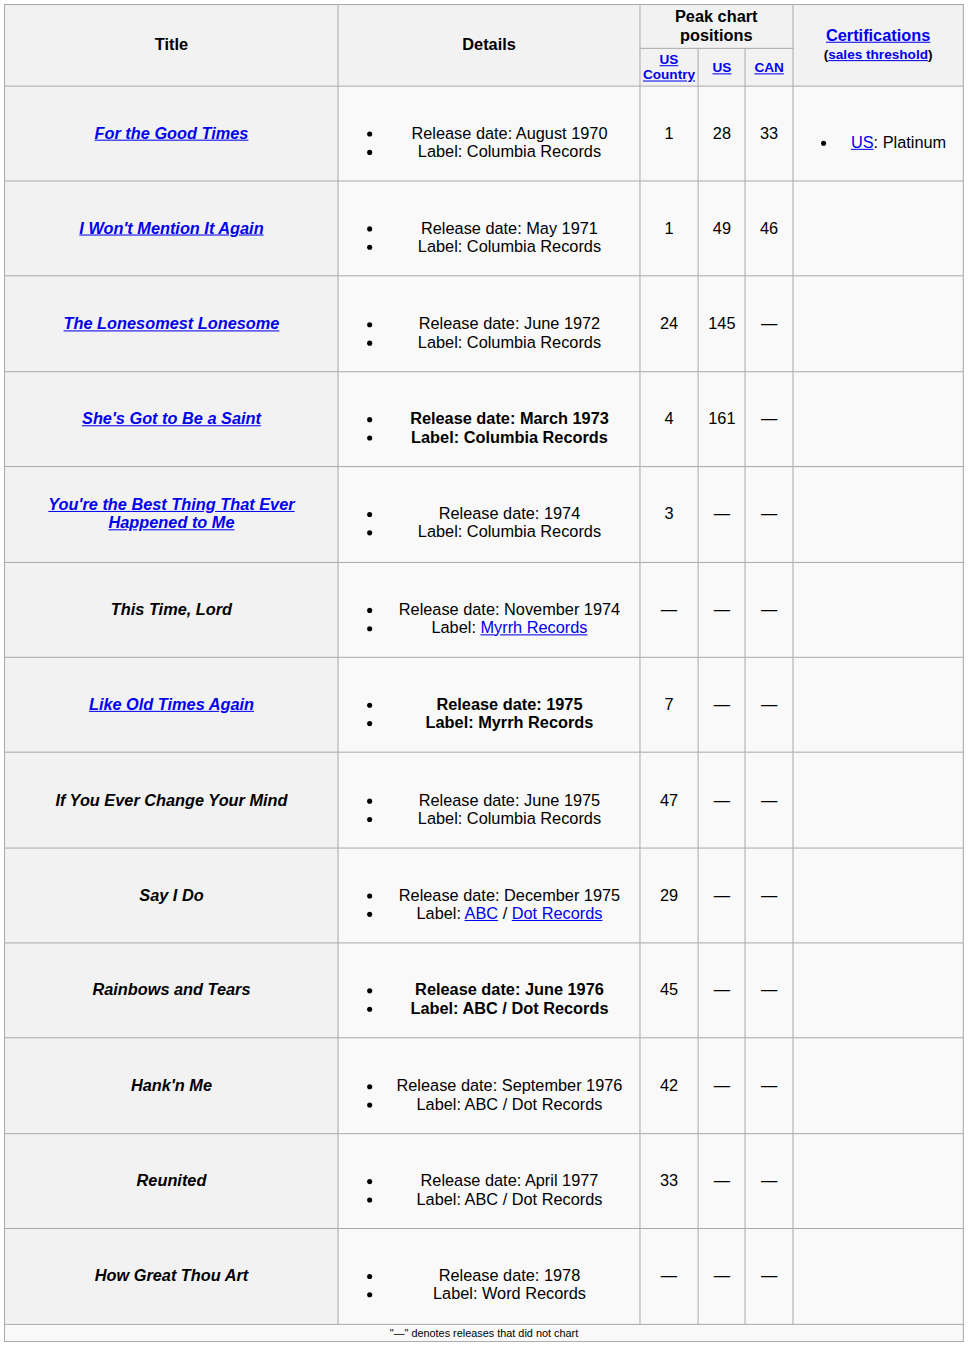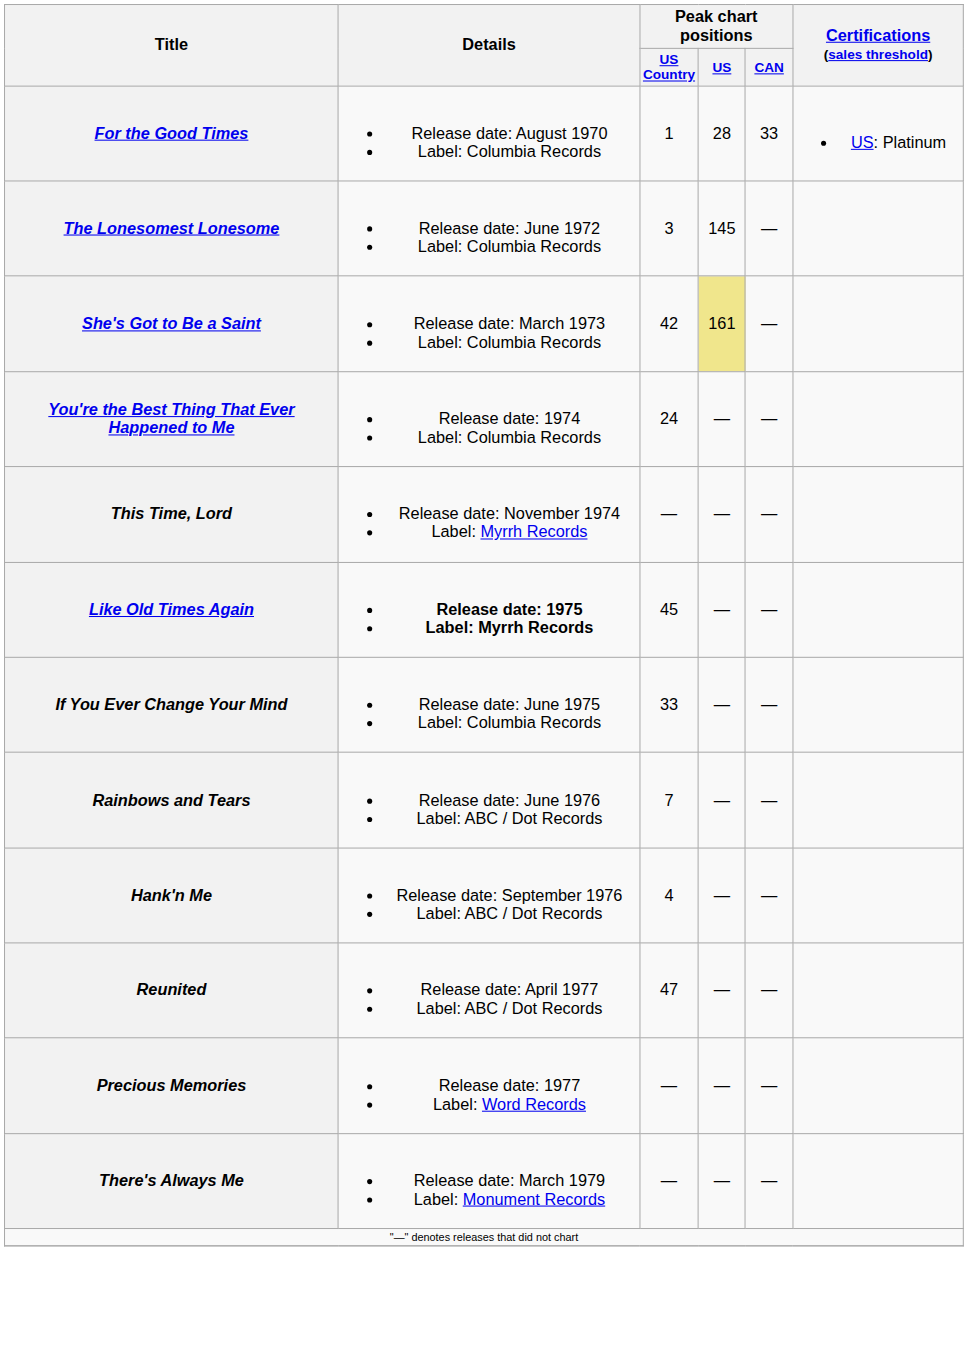- row: (171, 228)
(669, 323) 24 -> (669, 228) 3
(489, 428) bold -> (489, 333) normal
(669, 419) 4 -> (669, 323) 42
(722, 419) no background -> (722, 323) khaki background
(669, 514) 3 -> (669, 419) 24
(669, 704) 7 -> (669, 609) 45
(669, 800) 47 -> (669, 704) 33
- row: (171, 895)
(489, 1000) bold -> (489, 809) normal
(669, 990) 45 -> (669, 800) 7
(669, 1085) 42 -> (669, 895) 4
(669, 1181) 33 -> (669, 990) 47
+ row: (171, 1085)
- row: (171, 1276)
+ row: (171, 1181)
